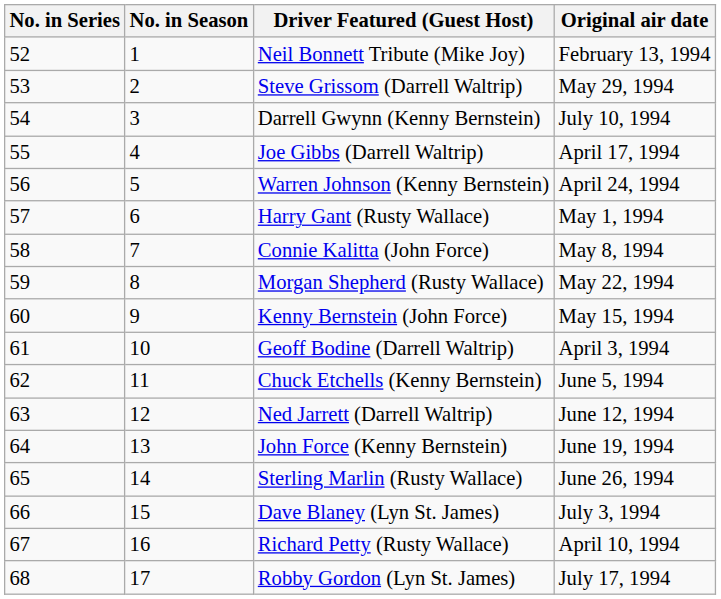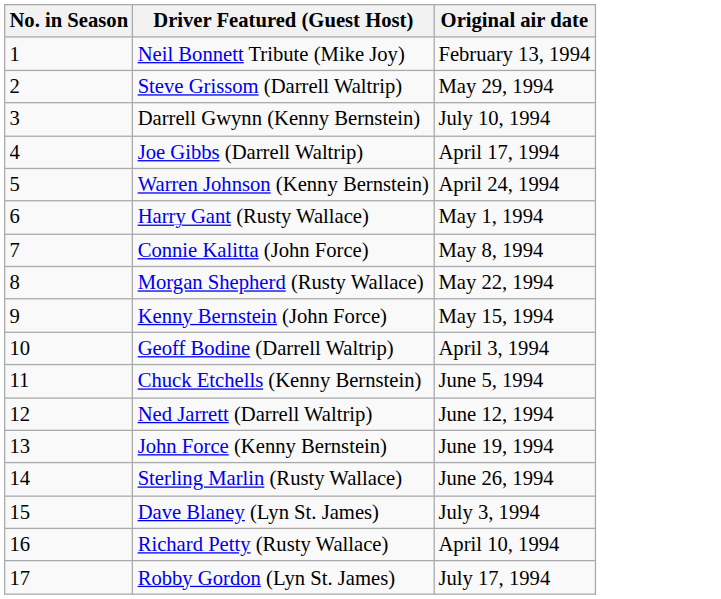- column: (65, 20)
